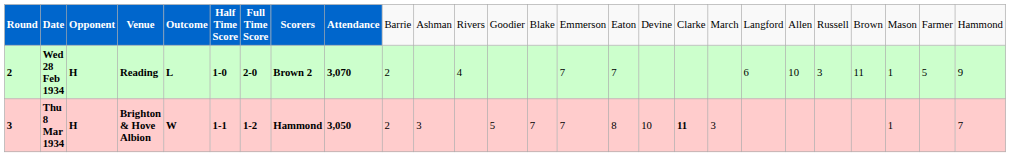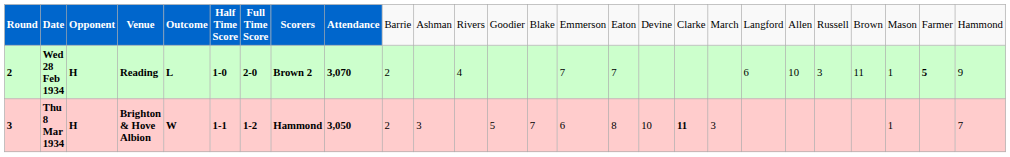(925, 72) normal -> (925, 72) bold
(562, 125) 7 -> (562, 125) 6
